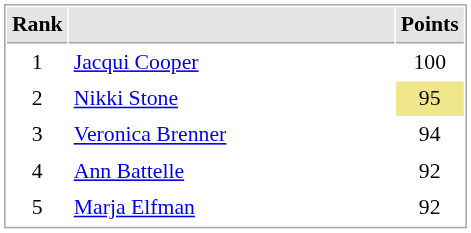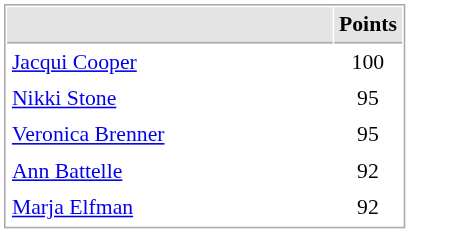- column: (37, 24)
(430, 98) khaki background -> (368, 98) no background
(430, 134) 94 -> (368, 134) 95
